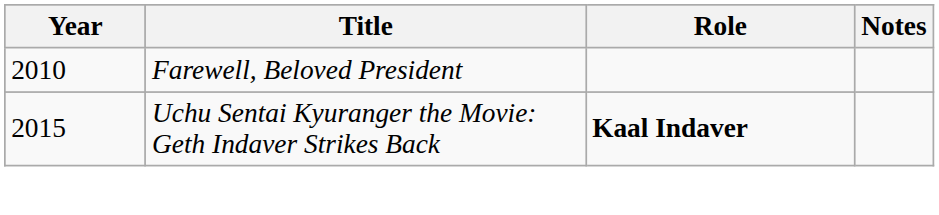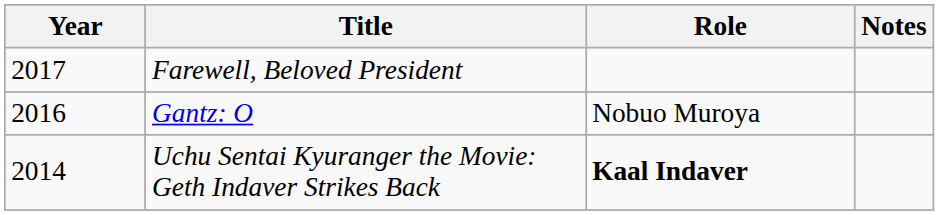(39, 69) 2010 -> (39, 69) 2017
+ row: (203, 112)
(39, 128) 2015 -> (39, 171) 2014
